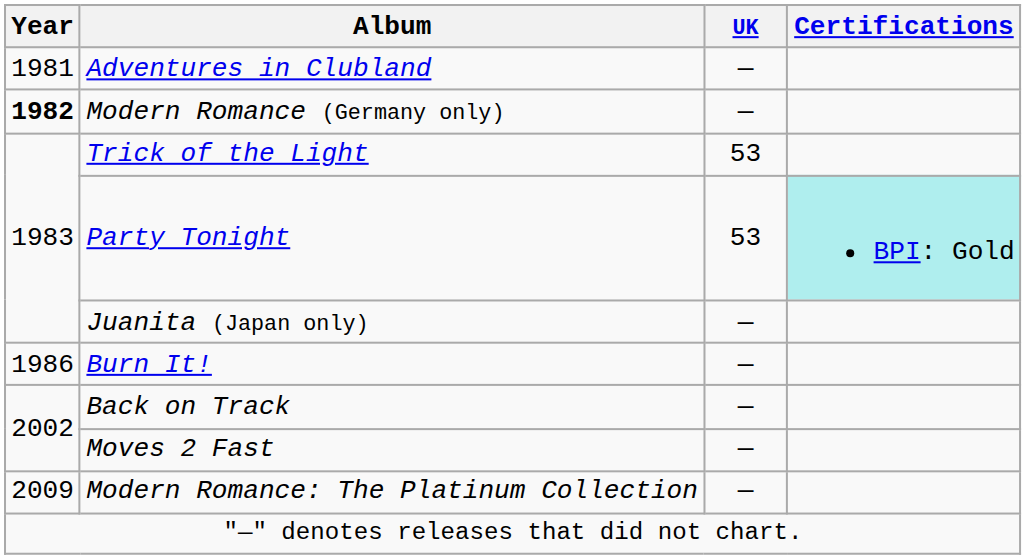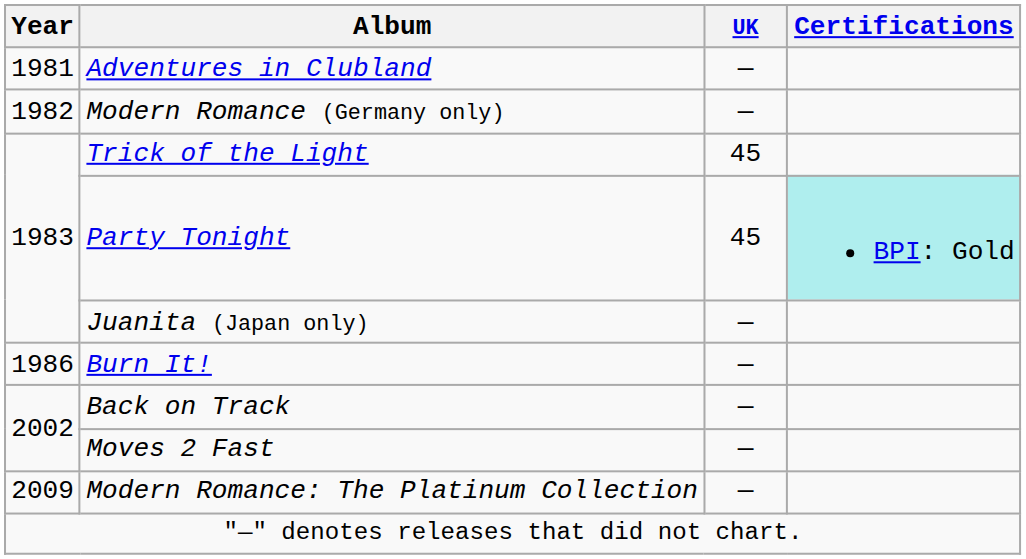(43, 111) bold -> (43, 111) normal
(746, 154) 53 -> (746, 154) 45
(746, 238) 53 -> (746, 238) 45
